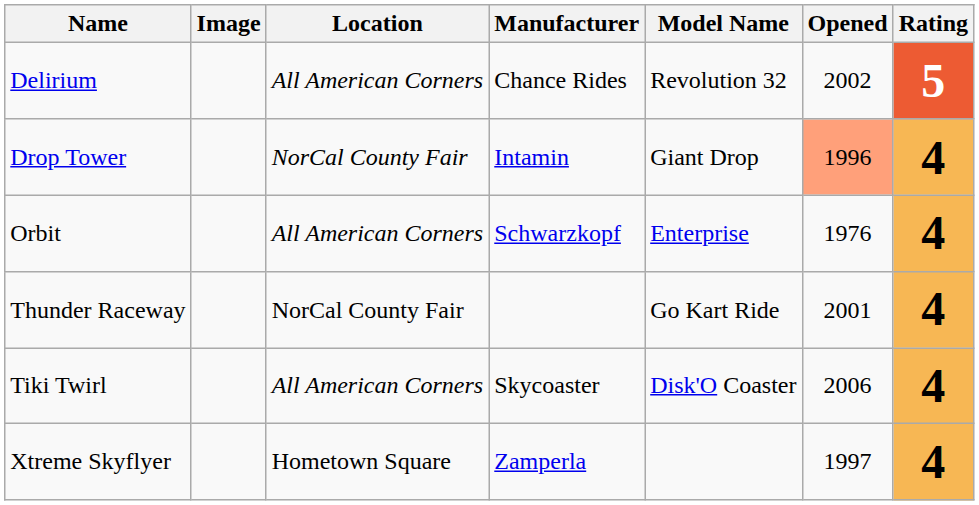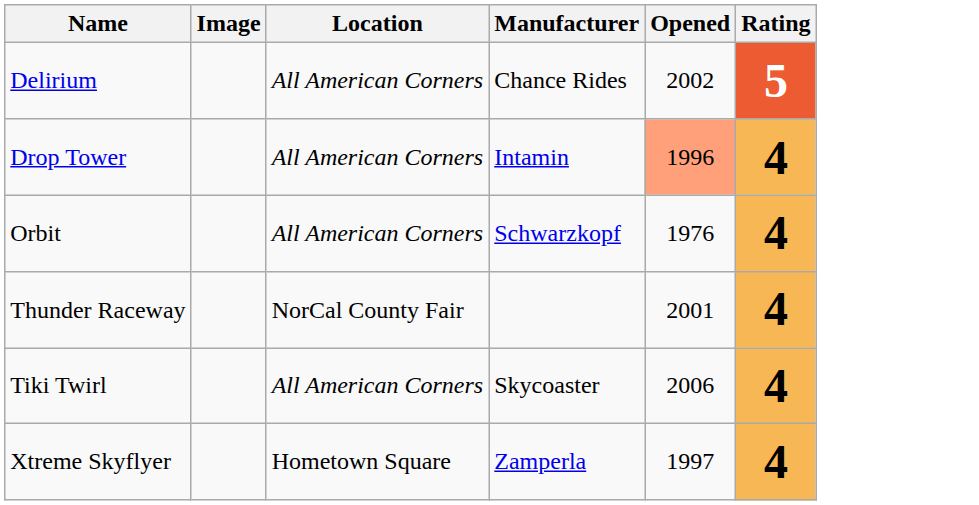- column: (723, 23)
(370, 156) NorCal County Fair -> (377, 156) All American Corners
